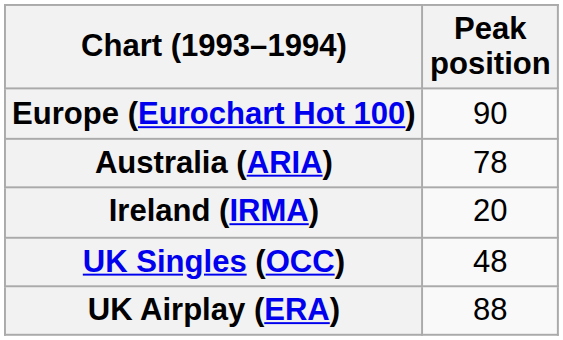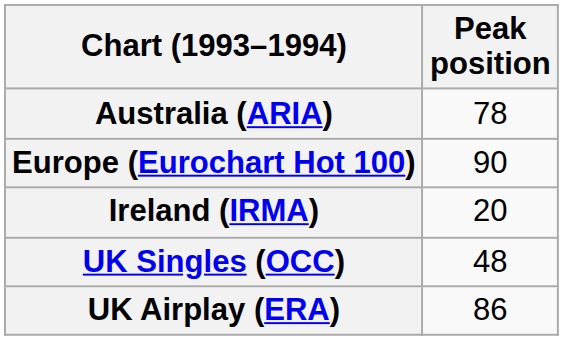rows swapped: (214, 162) <-> (214, 113)
(490, 310) 88 -> (490, 310) 86
